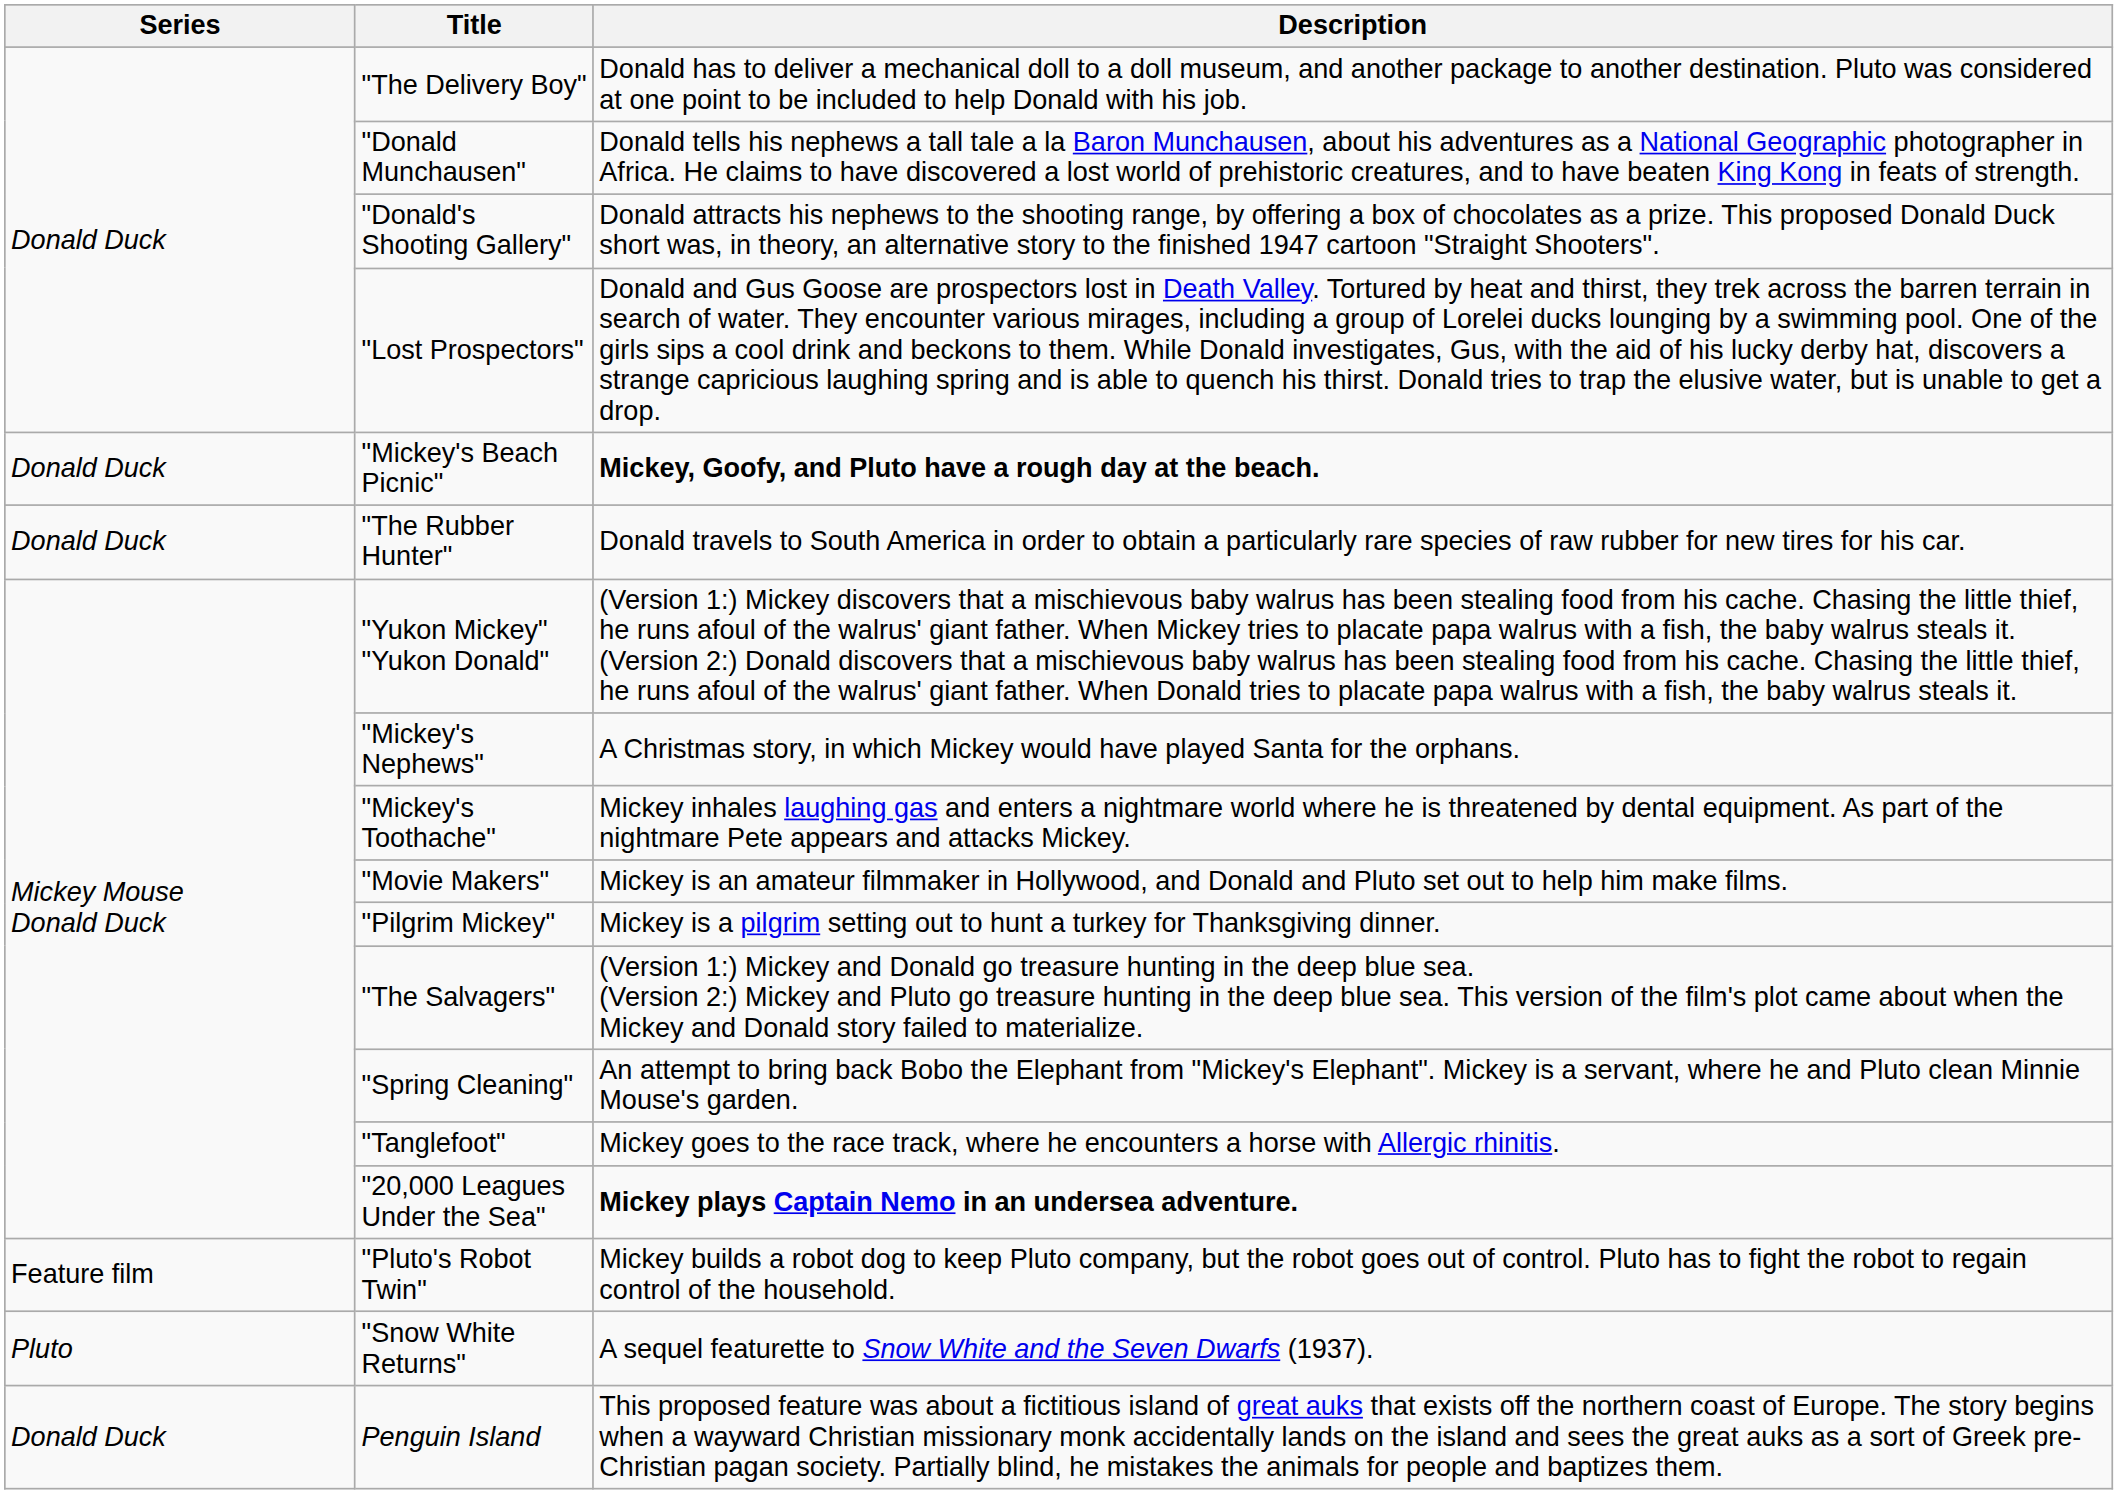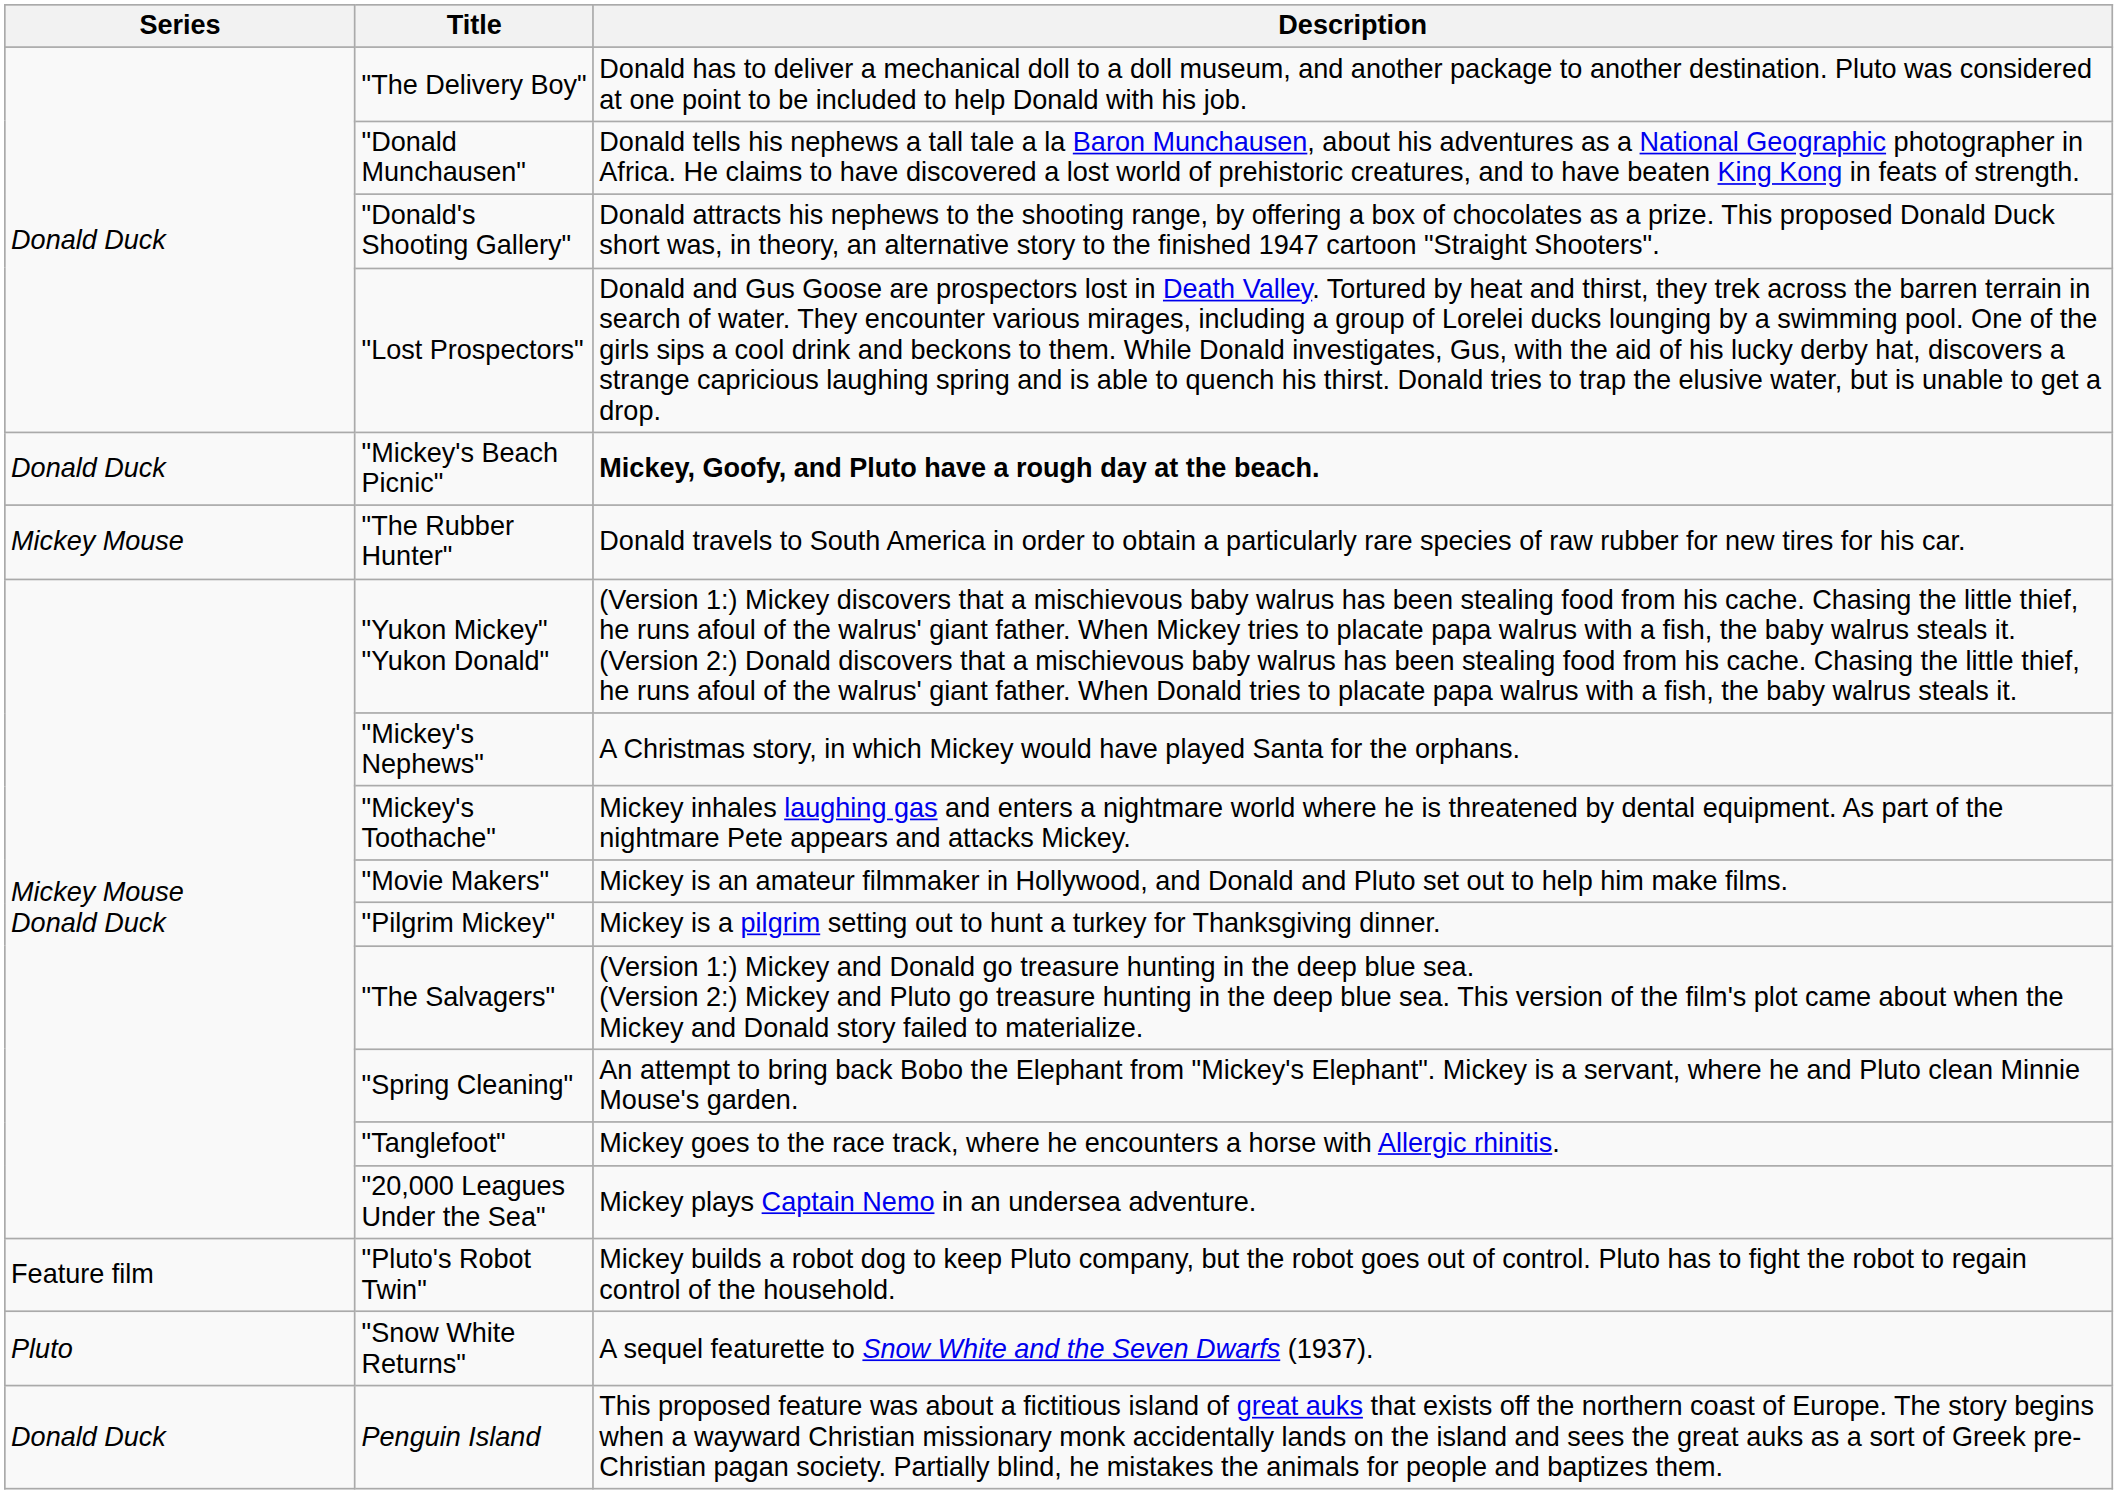(88, 541) Donald Duck -> (97, 541) Mickey Mouse
(949, 1201) bold -> (928, 1201) normal
